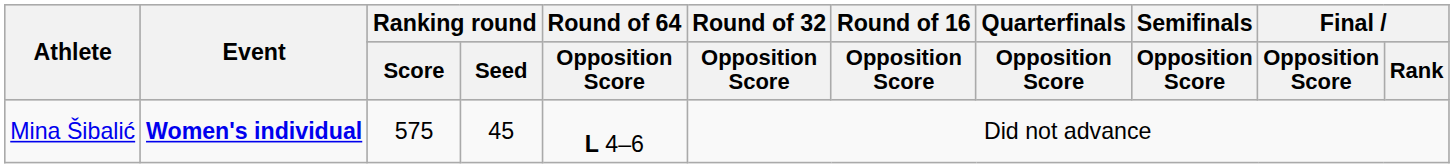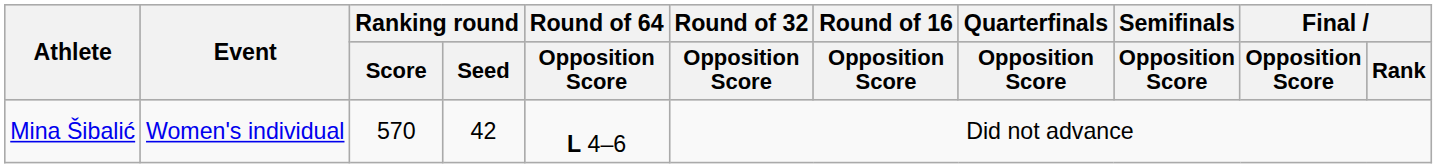(254, 132) bold -> (245, 132) normal
(414, 132) 575 -> (396, 132) 570
(501, 132) 45 -> (483, 132) 42
